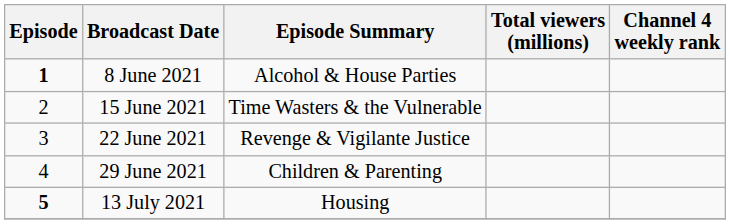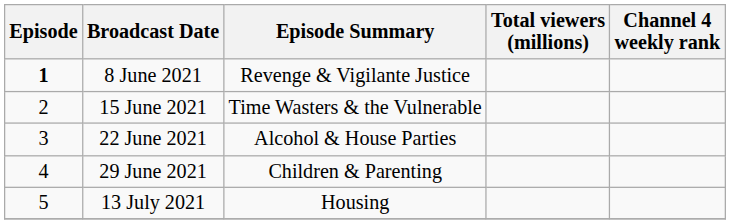(355, 75) Alcohol & House Parties -> (355, 75) Revenge & Vigilante Justice
(355, 139) Revenge & Vigilante Justice -> (355, 139) Alcohol & House Parties
(43, 203) bold -> (43, 203) normal
